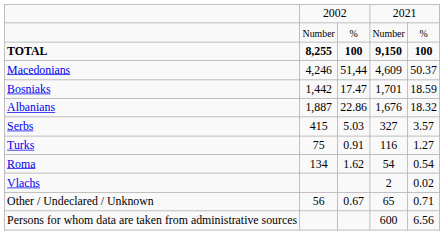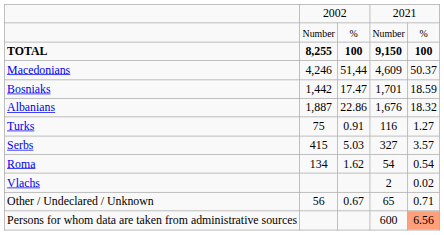rows swapped: (20, 126) <-> (21, 145)
(424, 220) no background -> (424, 220) lightsalmon background
